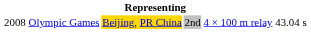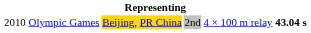(15, 22) 2008 -> (15, 22) 2010
(291, 22) normal -> (291, 22) bold
